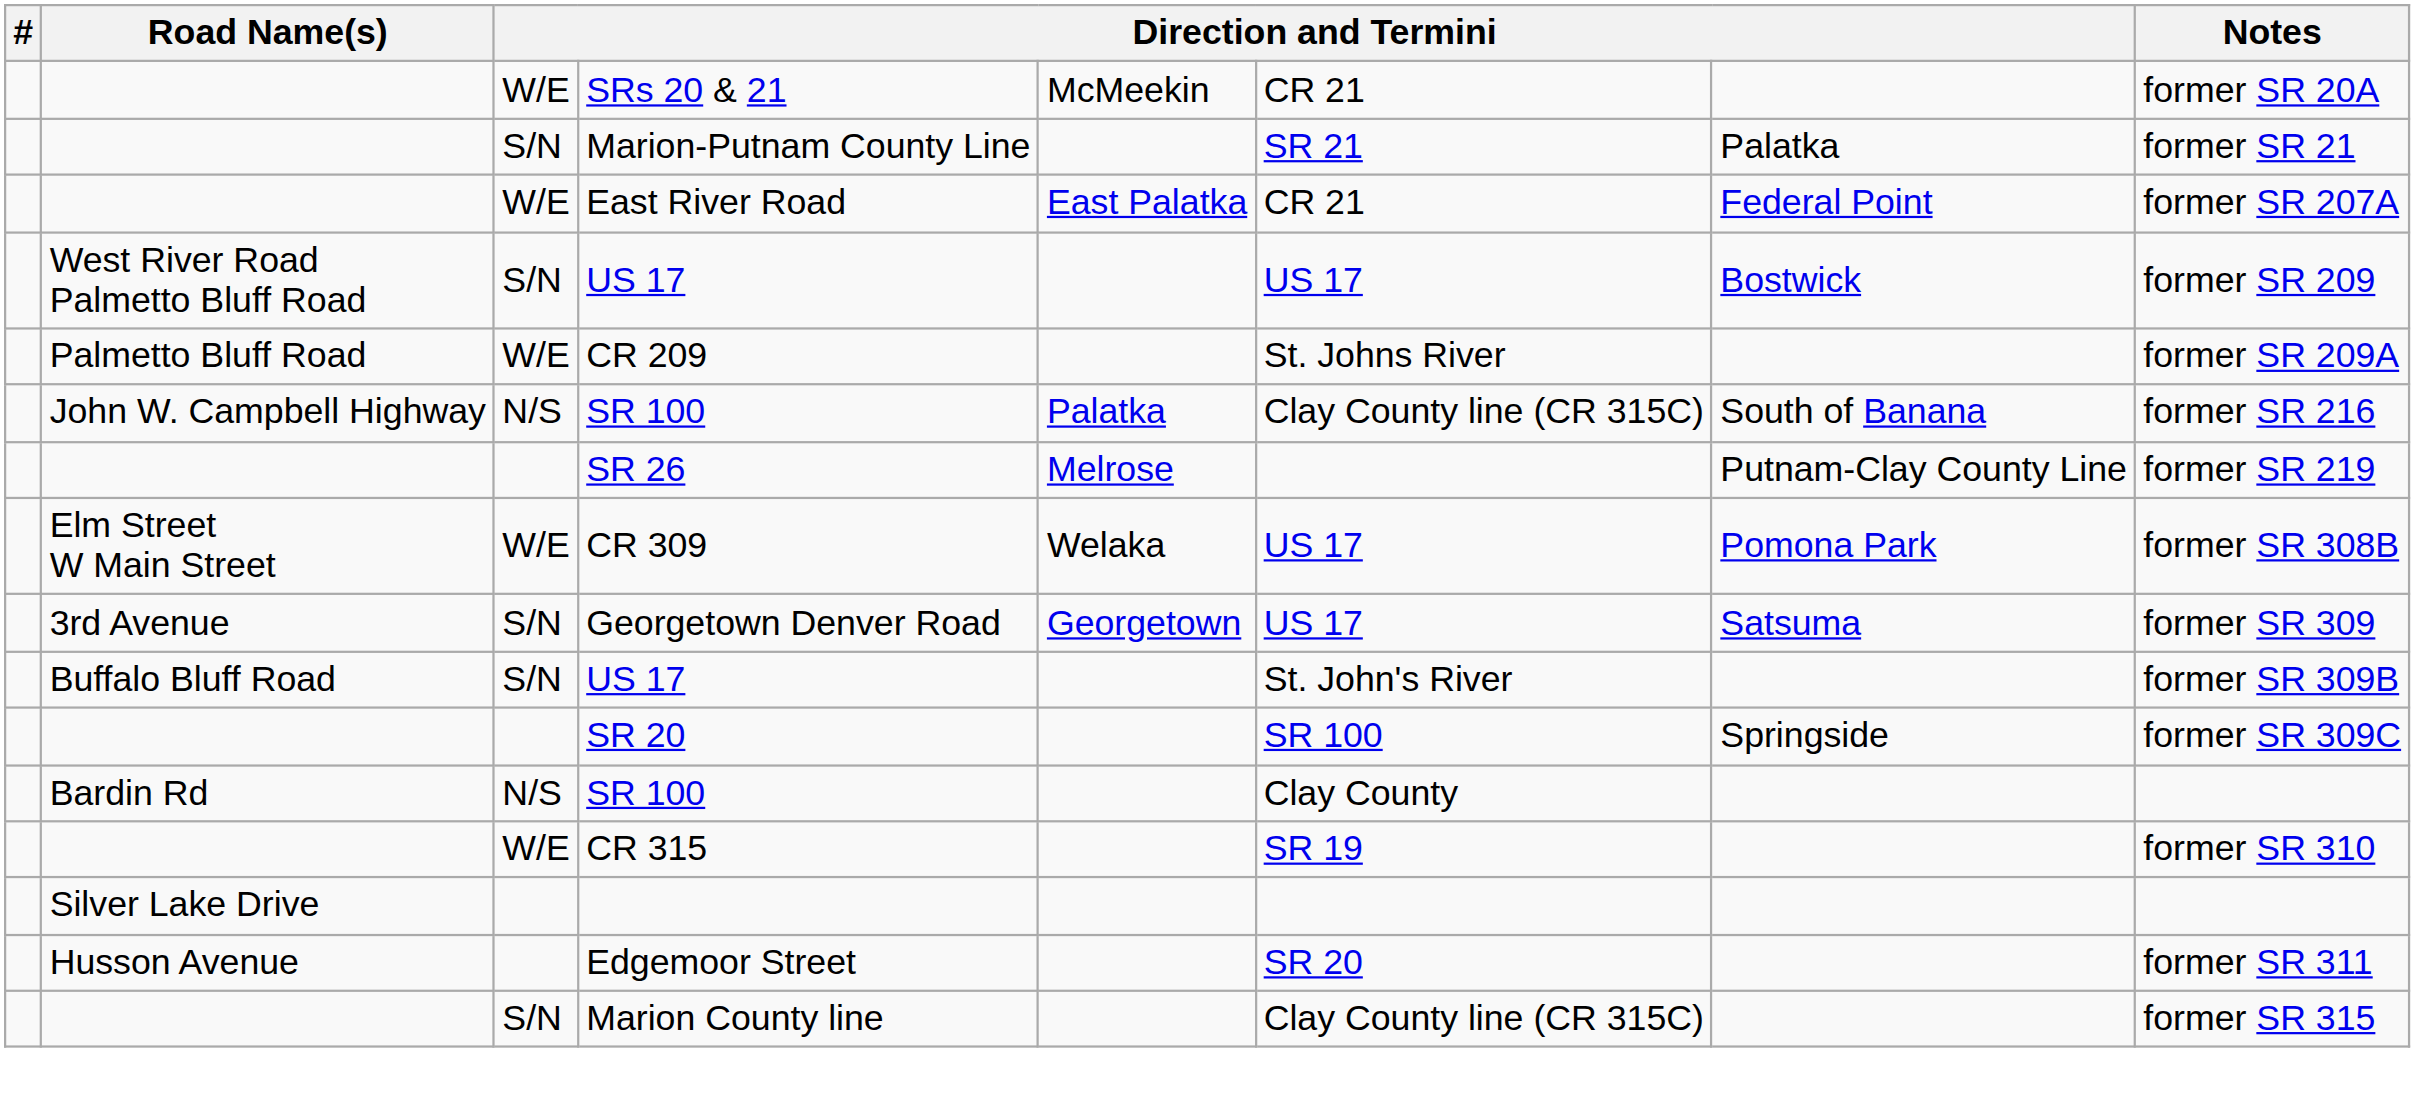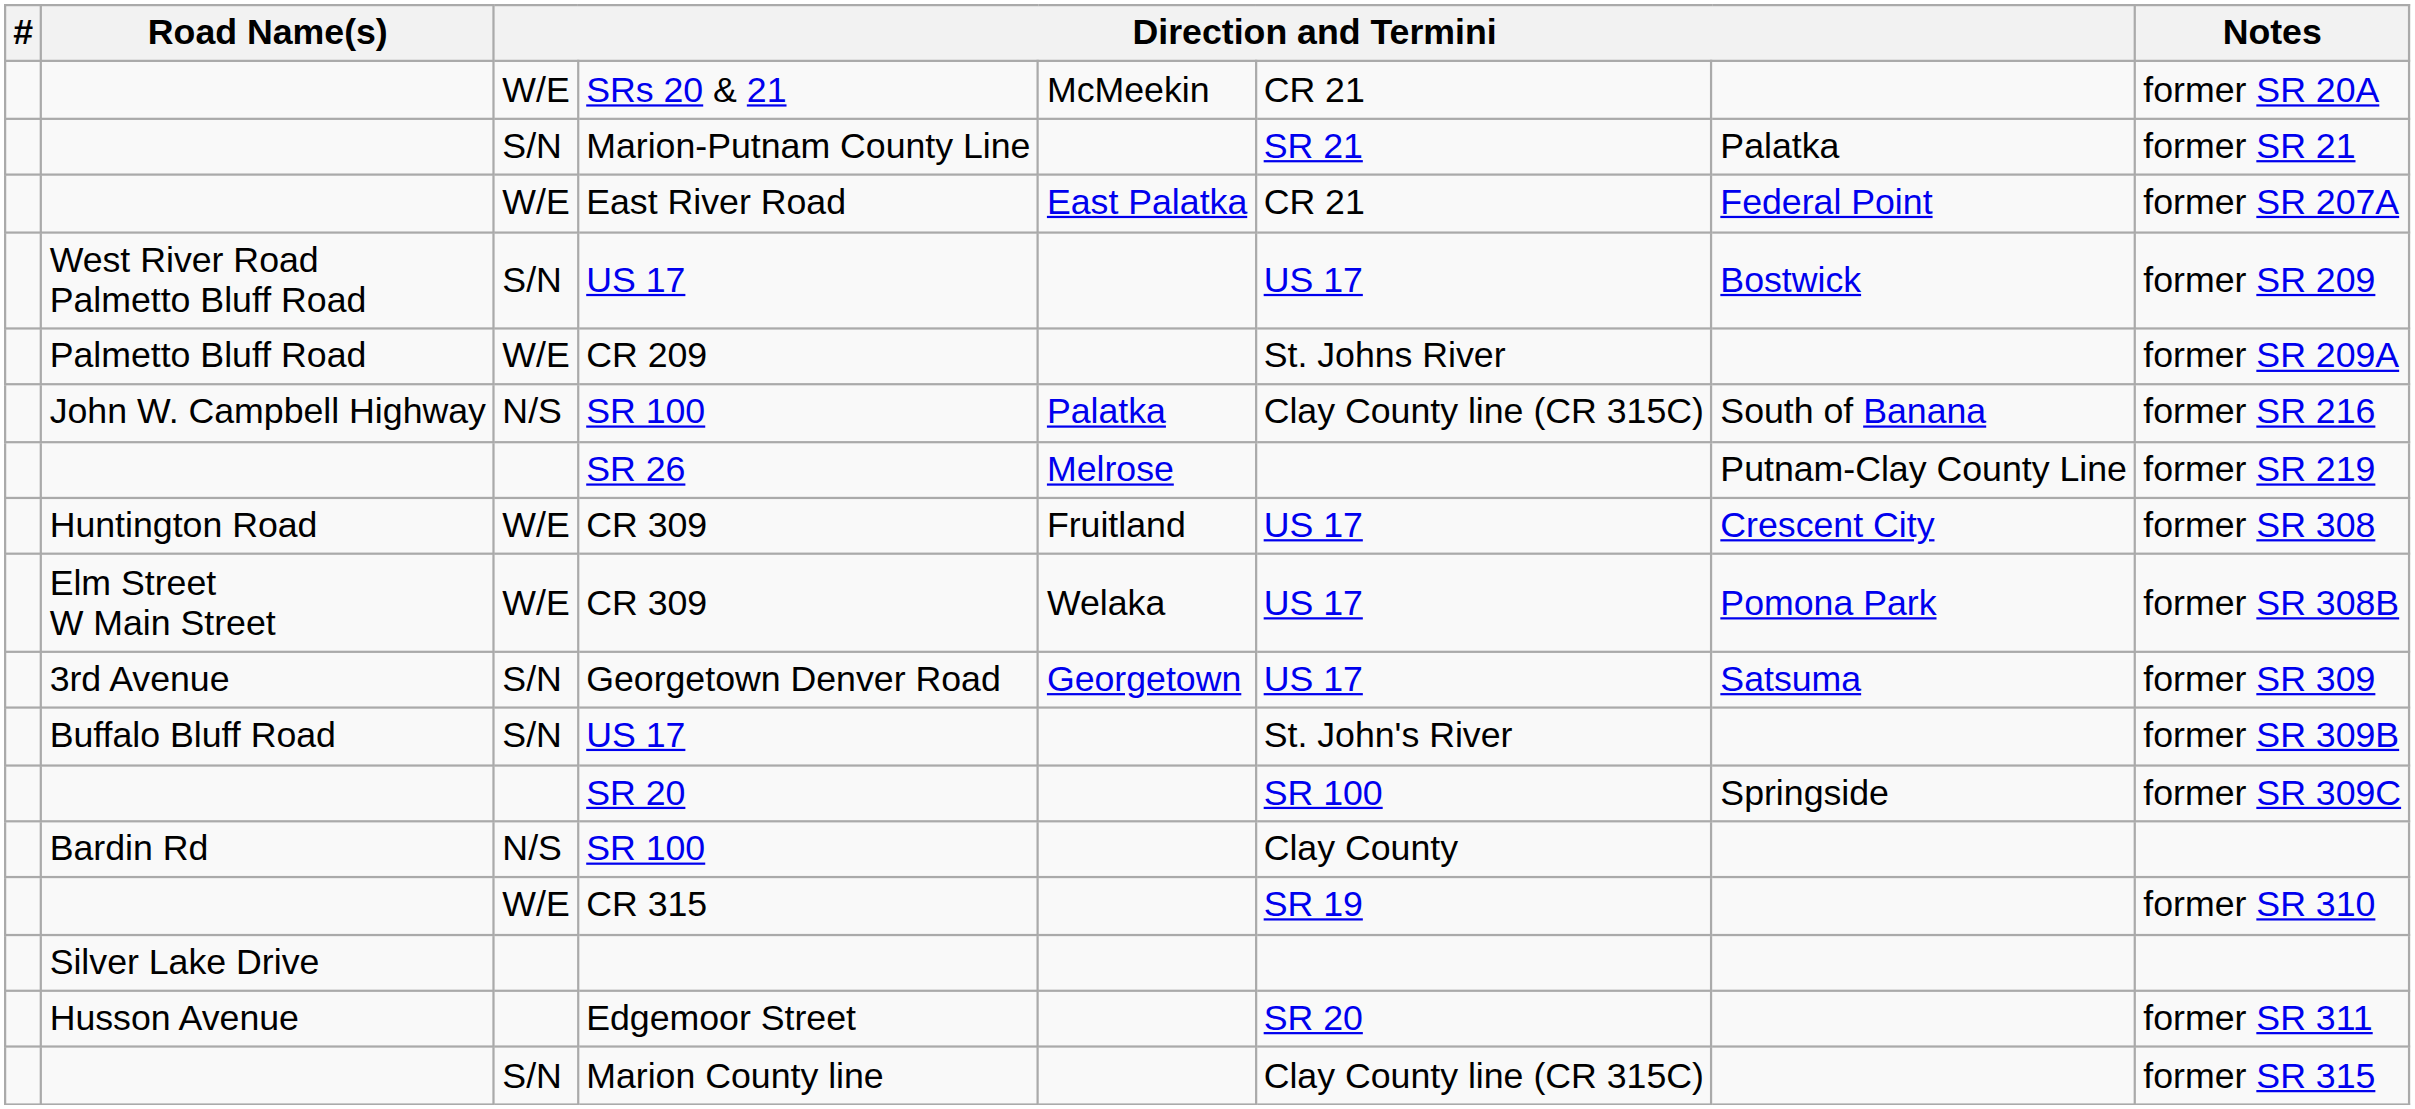+ row: (184, 525)
